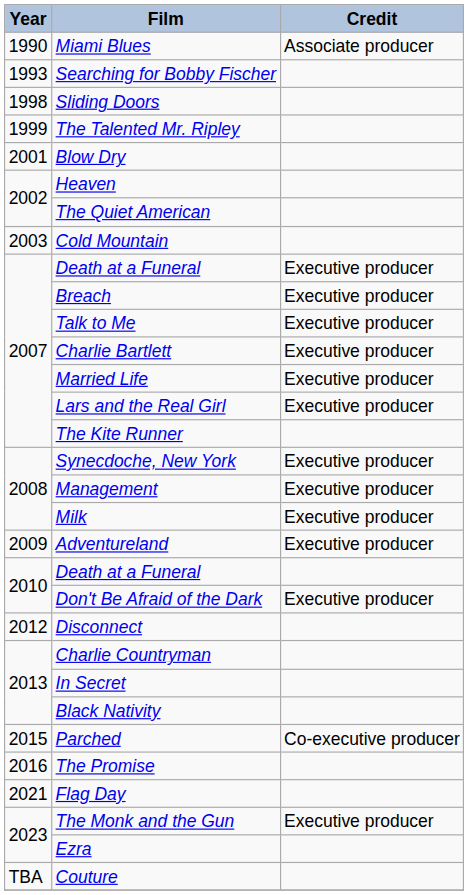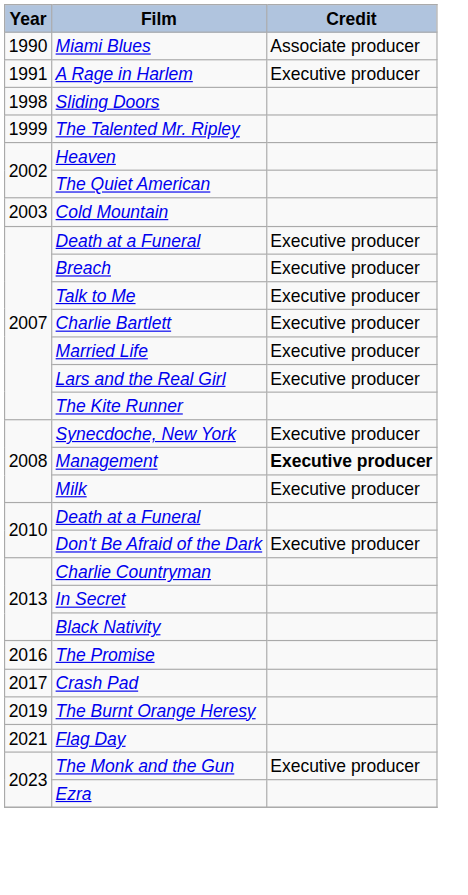+ row: (28, 74)
- row: (28, 74)
- row: (28, 157)
(359, 489) normal -> (351, 461) bold
- row: (28, 544)
- row: (28, 627)
- row: (28, 738)
+ row: (28, 683)
+ row: (28, 710)
- row: (26, 876)
